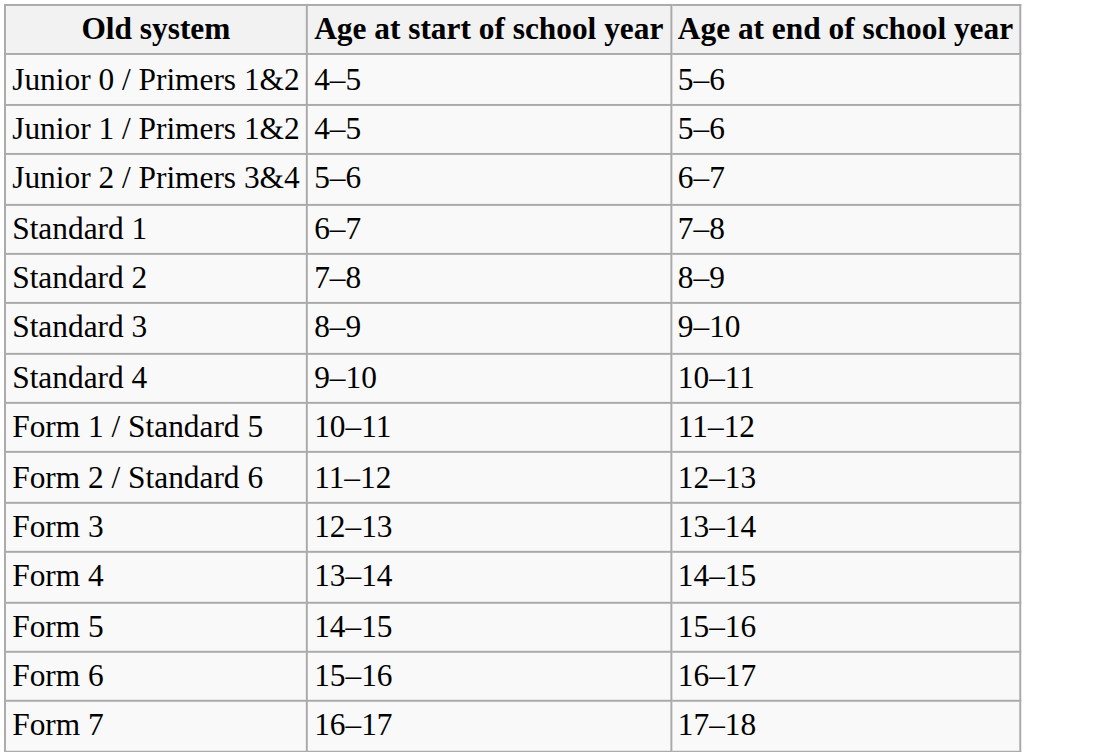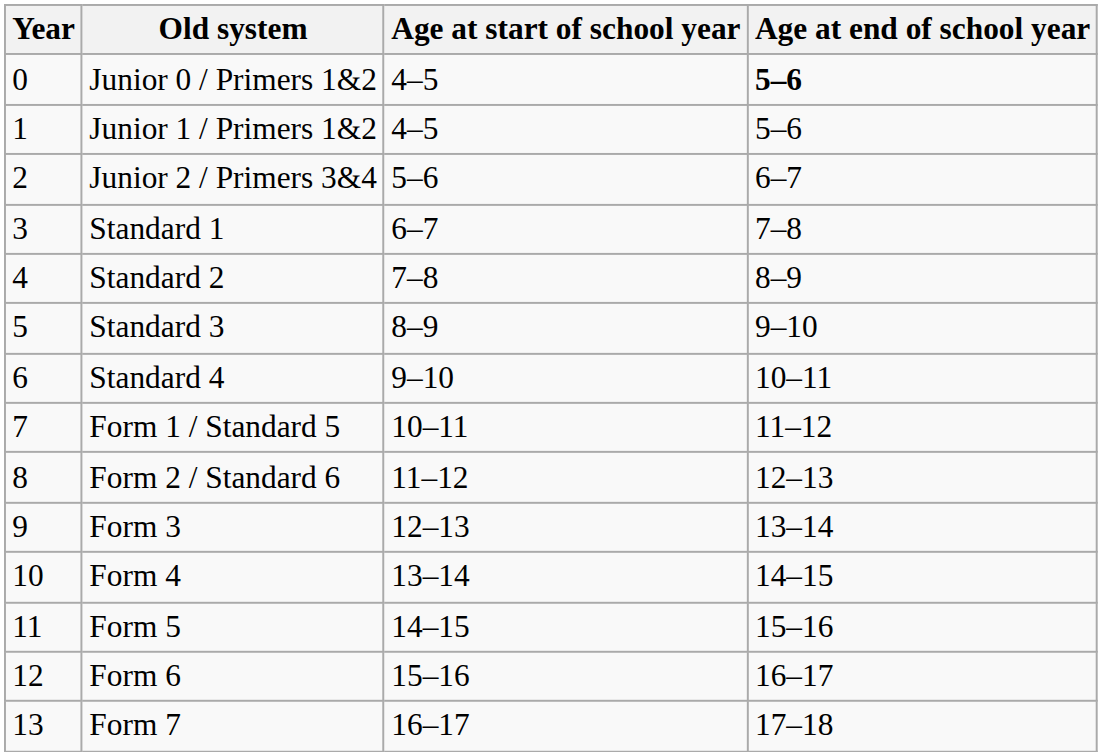+ column: (44, 29)
(701, 79) normal -> (778, 79) bold
